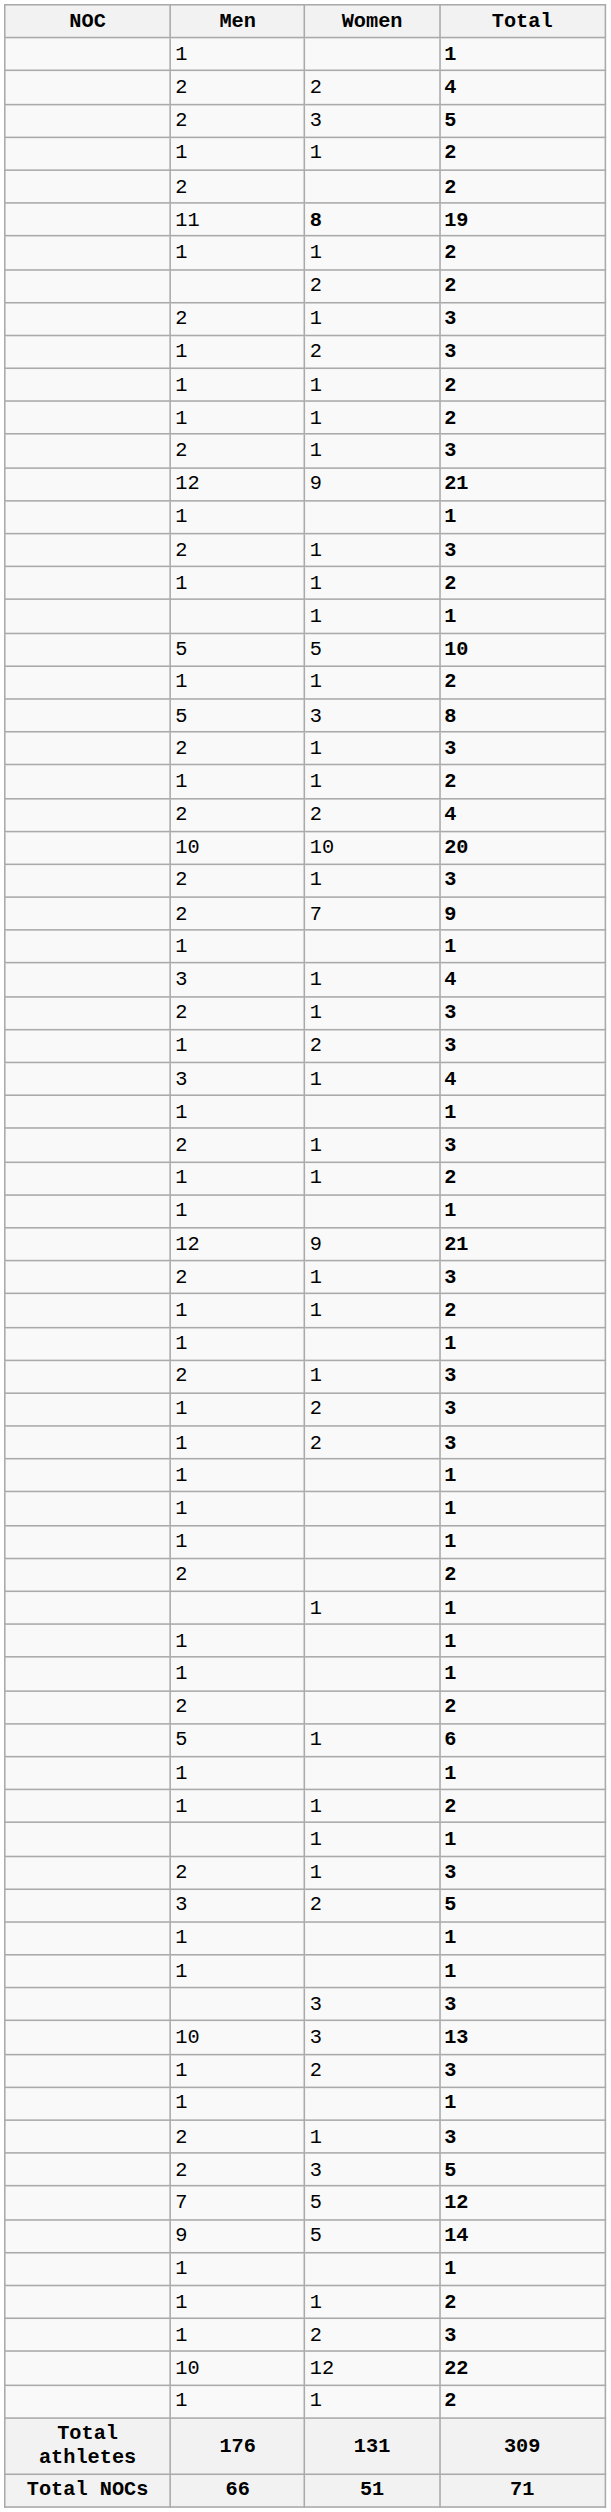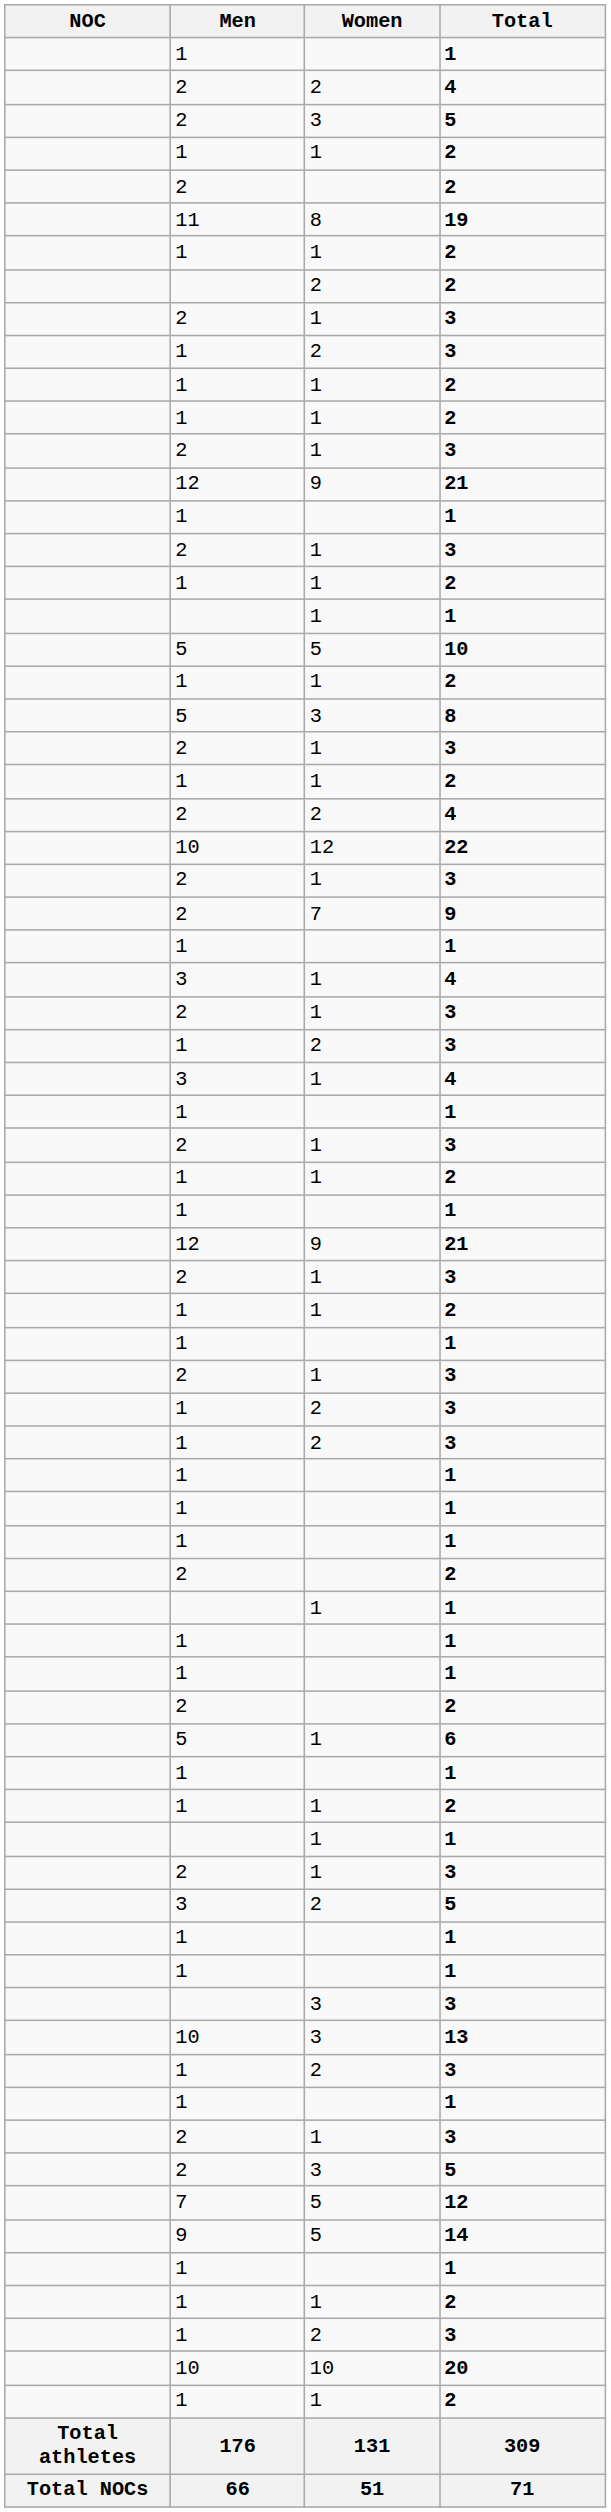(316, 220) bold -> (316, 220) normal
rows swapped: (187, 2368) <-> (187, 848)
